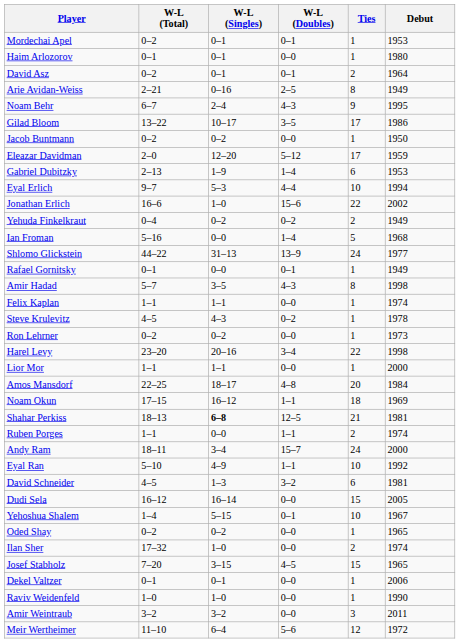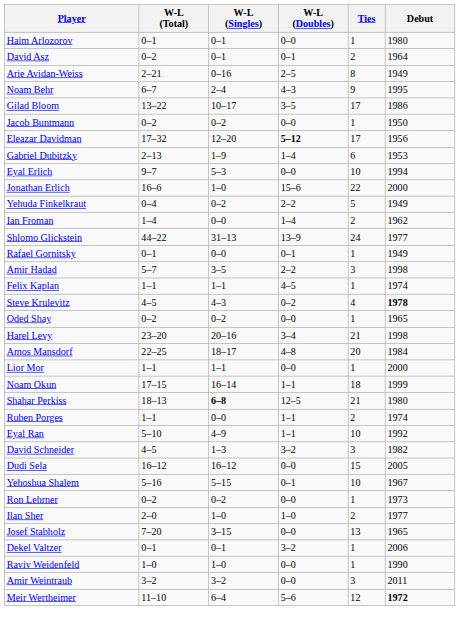- row: (39, 40)
(149, 154) 2–0 -> (154, 138) 17–32
(291, 154) normal -> (291, 138) bold
(398, 154) 1959 -> (398, 138) 1956
(288, 187) 4–4 -> (288, 171) 0–0
(398, 203) 2002 -> (398, 187) 2000
(288, 220) 0–2 -> (288, 203) 2–2
(353, 220) 2 -> (353, 203) 5
(151, 236) 5–16 -> (149, 220) 1–4
(353, 236) 5 -> (353, 220) 2
(398, 236) 1968 -> (398, 220) 1962
(288, 285) 4–3 -> (288, 269) 2–2
(353, 285) 8 -> (353, 269) 3
(288, 302) 0–0 -> (288, 285) 4–5
(353, 318) 1 -> (353, 302) 4
(398, 318) normal -> (398, 302) bold
rows swapped: (32, 334) <-> (29, 531)
(355, 351) 22 -> (355, 334) 21
rows swapped: (40, 384) <-> (25, 367)
(224, 400) 16–12 -> (224, 384) 16–14
(398, 400) 1969 -> (398, 384) 1999
(398, 416) 1981 -> (398, 400) 1980
- row: (29, 449)
(353, 482) 6 -> (353, 449) 3
(398, 482) 1981 -> (398, 449) 1982
(224, 498) 16–14 -> (224, 465) 16–12
(149, 515) 1–4 -> (151, 482) 5–16
(154, 547) 17–32 -> (149, 515) 2–0
(288, 547) 0–0 -> (288, 515) 1–0
(398, 547) 1974 -> (398, 515) 1977
(288, 564) 4–5 -> (288, 531) 0–0
(355, 564) 15 -> (355, 531) 13
(288, 580) 0–0 -> (288, 547) 3–2
(398, 629) normal -> (398, 596) bold
